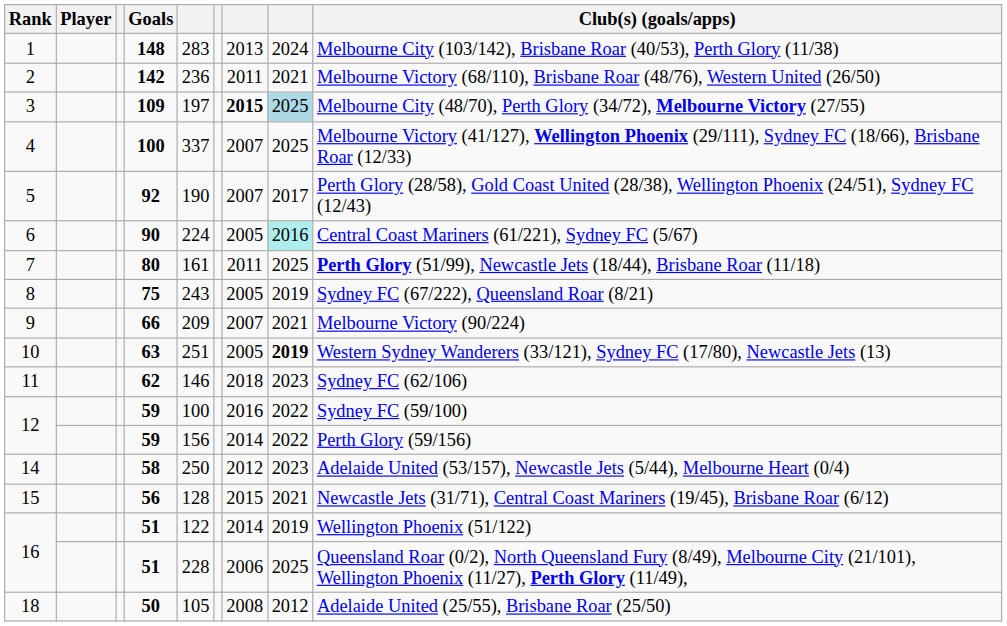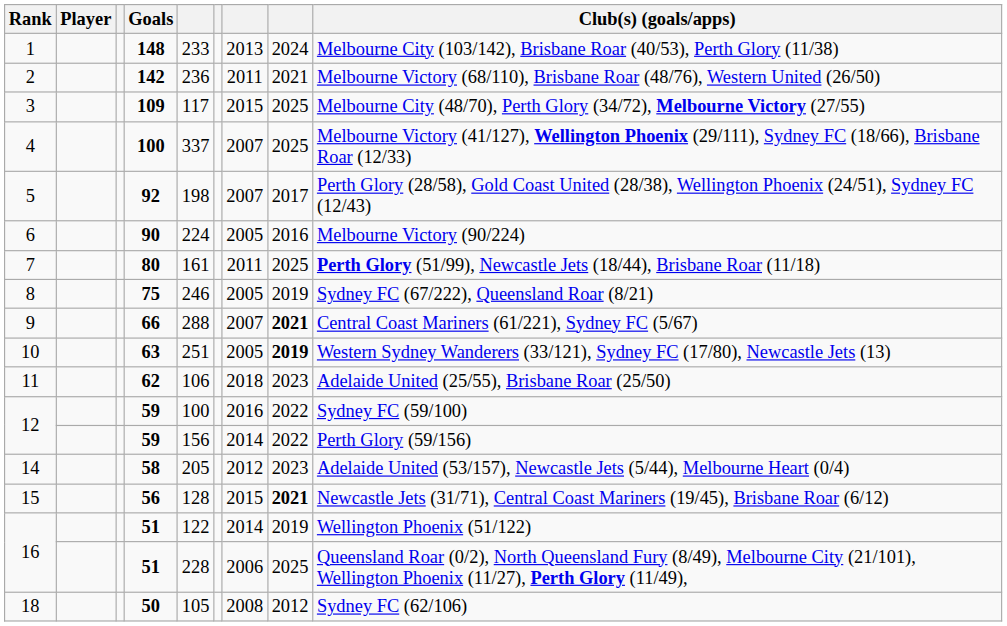(196, 48) 283 -> (196, 48) 233
(196, 106) 197 -> (196, 106) 117
(245, 106) bold -> (245, 106) normal
(290, 106) lightblue background -> (290, 106) no background
(196, 196) 190 -> (196, 196) 198
(290, 235) paleturquoise background -> (290, 235) no background
(507, 235) Central Coast Mariners (61/221), Sydney FC (5/67) -> (421, 235) Melbourne Victory (90/224)
(196, 293) 243 -> (196, 293) 246
(196, 323) 209 -> (196, 323) 288
(290, 323) normal -> (290, 323) bold
(421, 323) Melbourne Victory (90/224) -> (507, 323) Central Coast Mariners (61/221), Sydney FC (5/67)
(196, 381) 146 -> (196, 381) 106
(392, 381) Sydney FC (62/106) -> (494, 381) Adelaide United (25/55), Brisbane Roar (25/50)
(196, 469) 250 -> (196, 469) 205
(290, 498) normal -> (290, 498) bold
(494, 606) Adelaide United (25/55), Brisbane Roar (25/50) -> (392, 606) Sydney FC (62/106)
